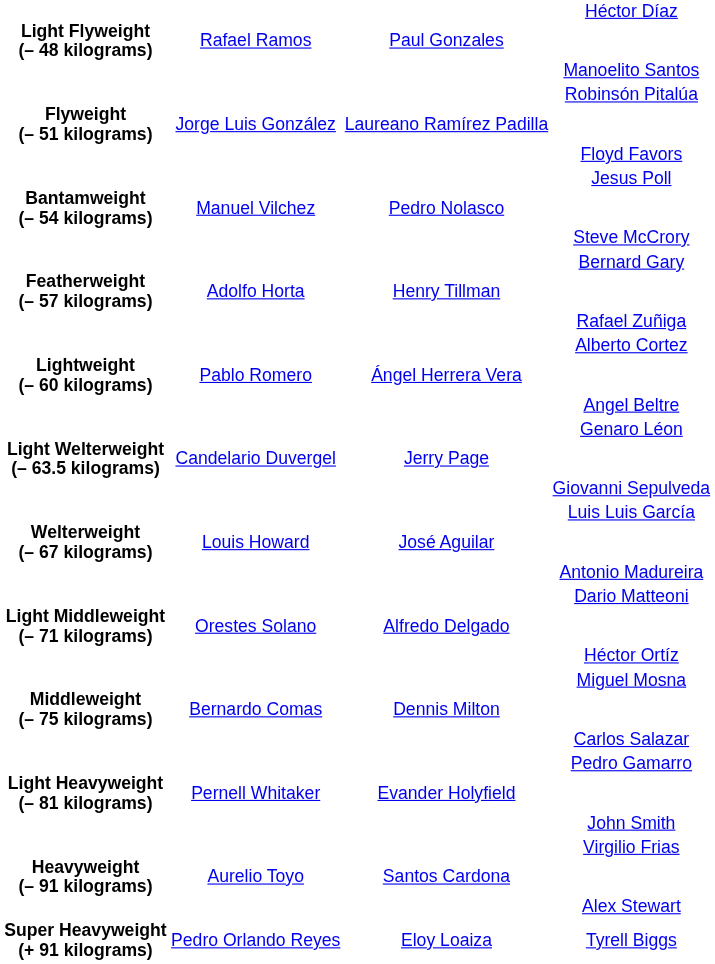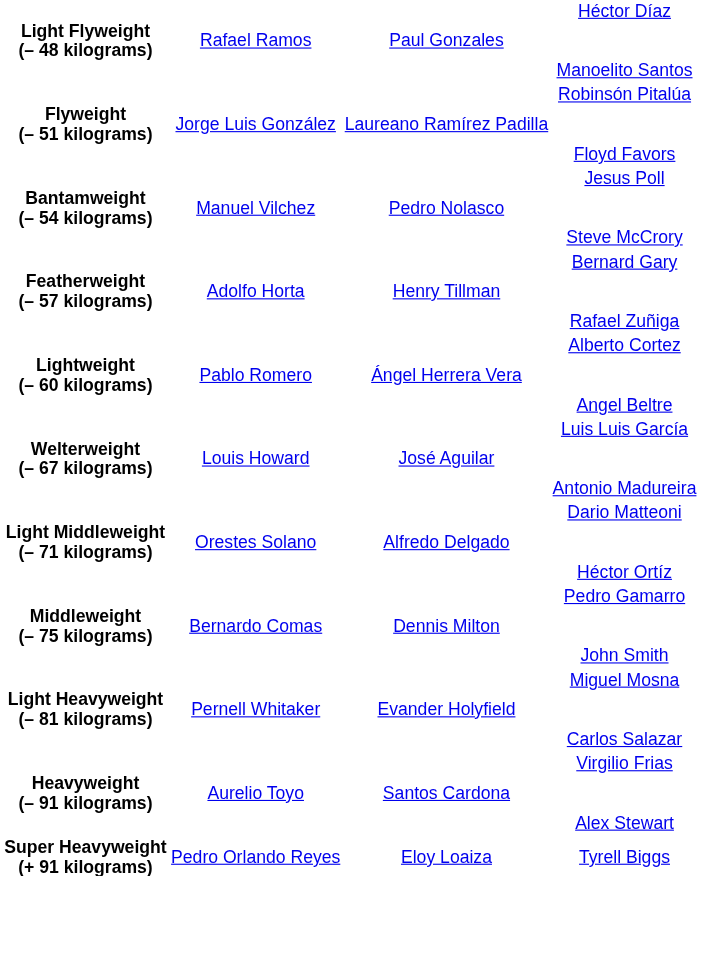- row: (85, 458)
(631, 709) Miguel Mosna Carlos Salazar -> (625, 626) Pedro Gamarro John Smith
(631, 793) Pedro Gamarro John Smith -> (625, 709) Miguel Mosna Carlos Salazar
